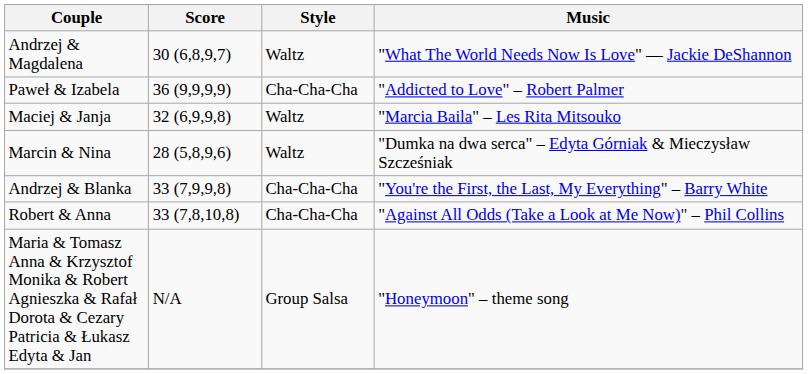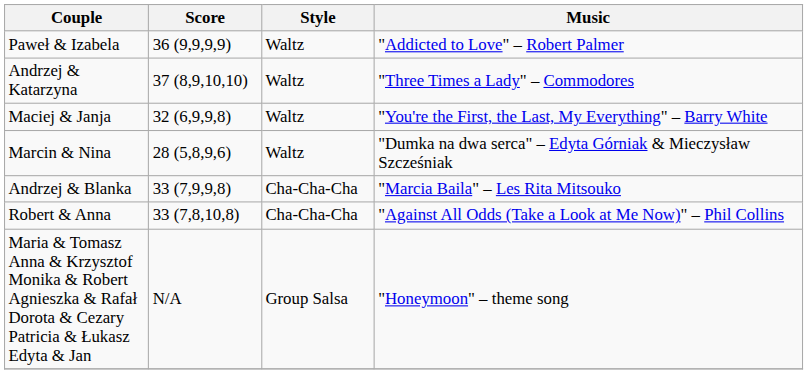- row: (46, 53)
(312, 90) Cha-Cha-Cha -> (285, 44) Waltz
+ row: (44, 80)
(500, 116) "Marcia Baila" – Les Rita Mitsouko -> (573, 116) "You're the First, the Last, My Everything" – Barry White
(573, 188) "You're the First, the Last, My Everything" – Barry White -> (500, 188) "Marcia Baila" – Les Rita Mitsouko
